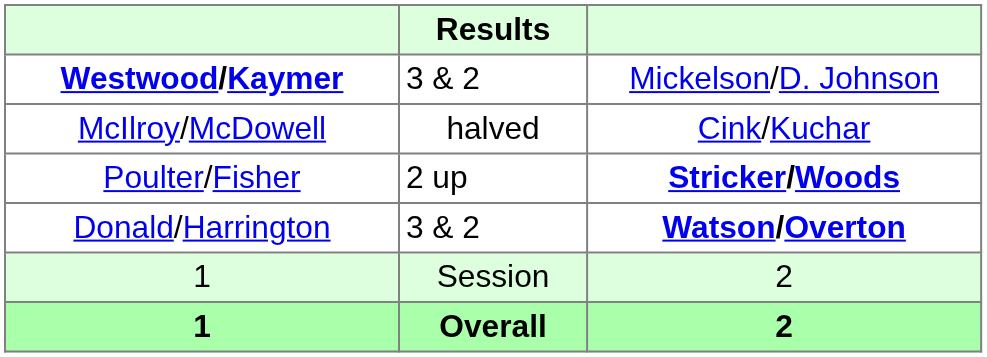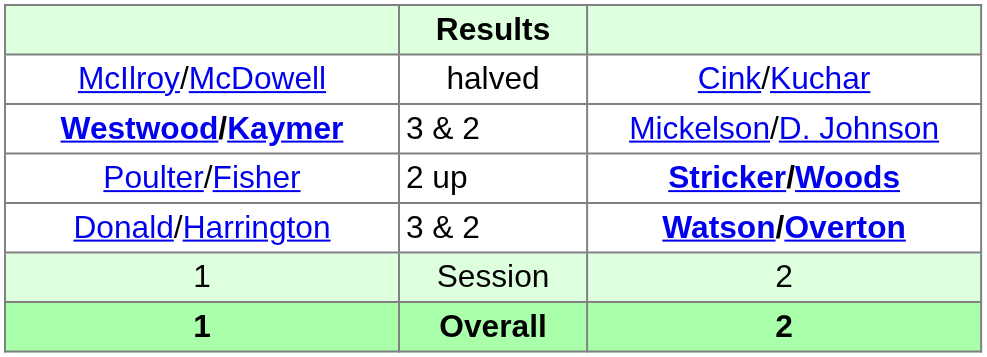rows swapped: (202, 78) <-> (202, 128)
